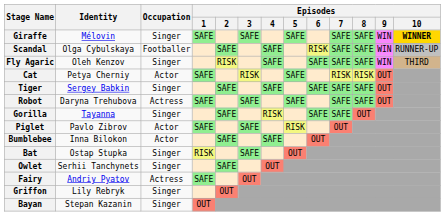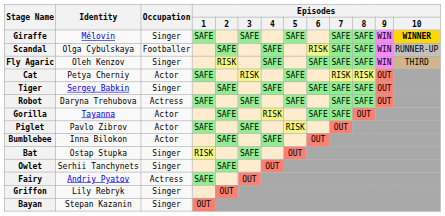(167, 114) Singer -> (167, 114) Actor
